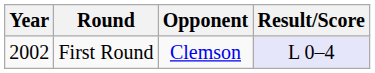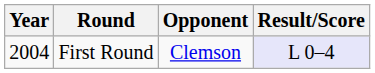(29, 52) 2002 -> (29, 52) 2004
